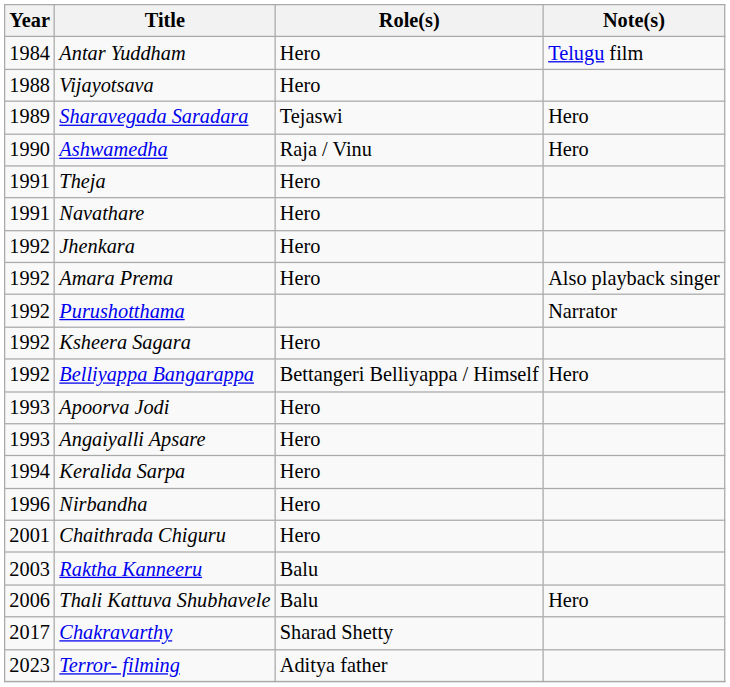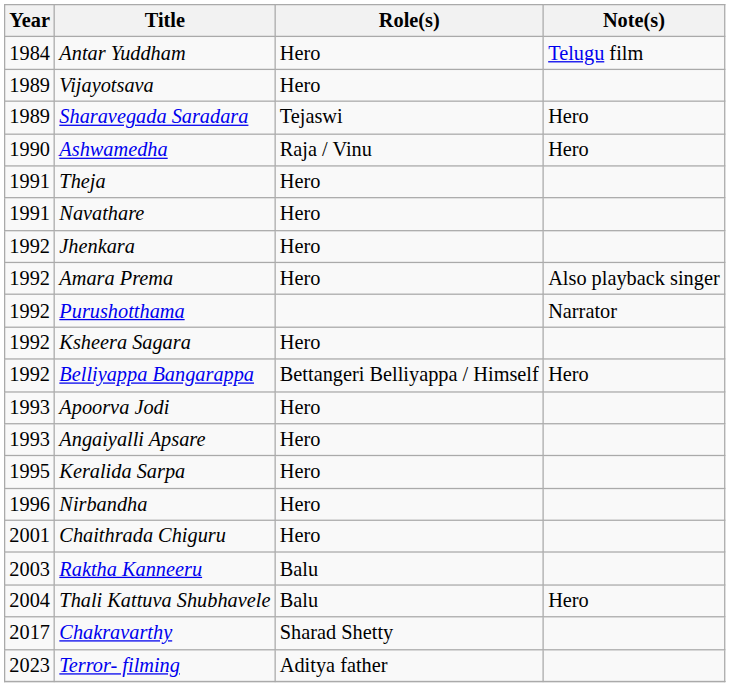(30, 85) 1988 -> (30, 85) 1989
(30, 471) 1994 -> (30, 471) 1995
(30, 600) 2006 -> (30, 600) 2004
